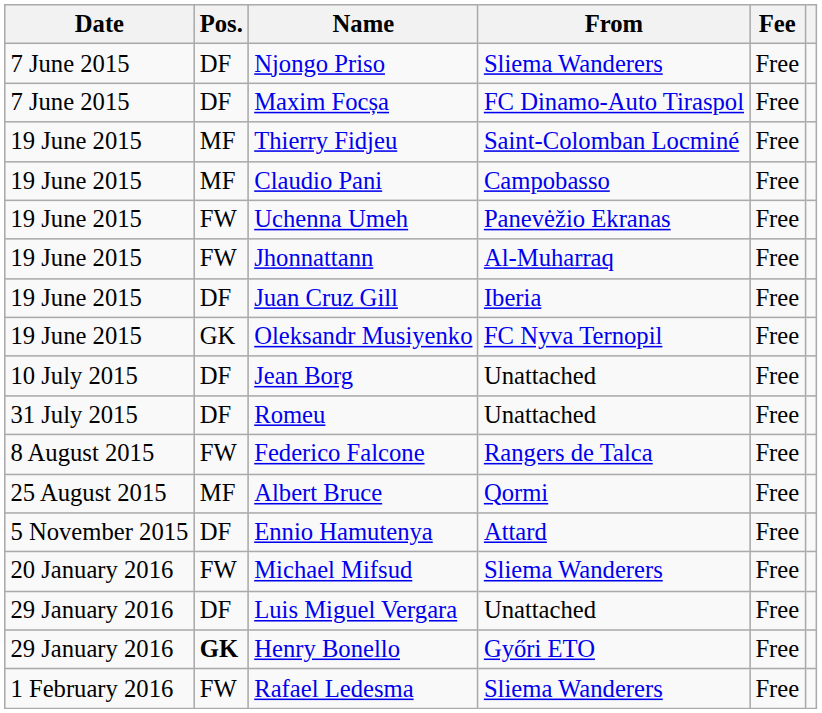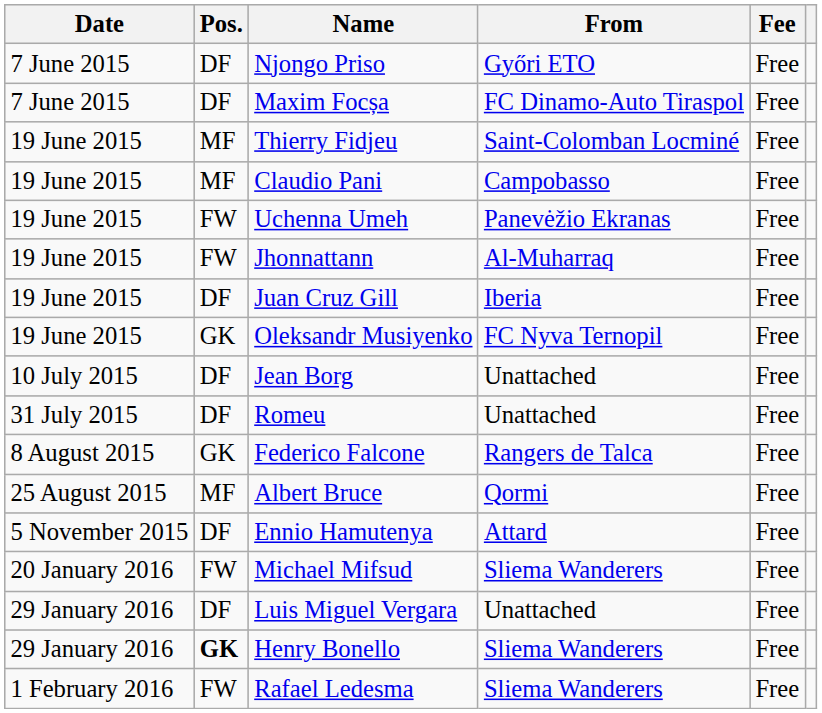(573, 63) Sliema Wanderers -> (539, 63) Győri ETO
(218, 453) FW -> (218, 453) GK
(539, 649) Győri ETO -> (573, 649) Sliema Wanderers
